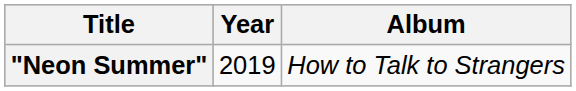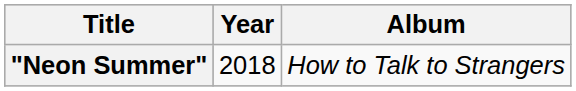(247, 65) 2019 -> (247, 65) 2018
